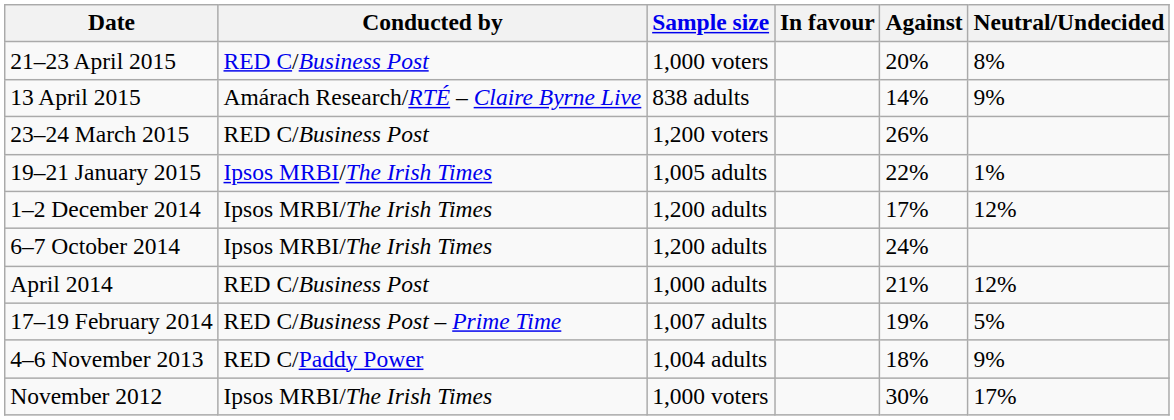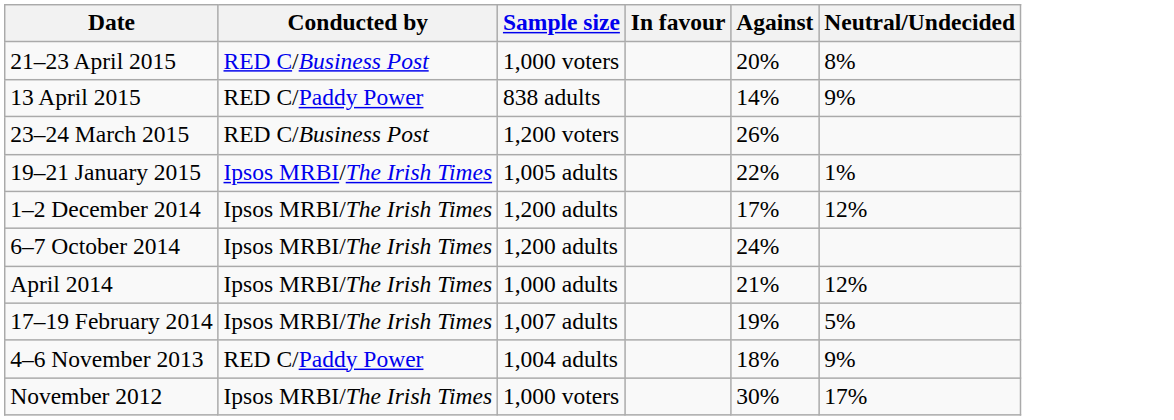(432, 97) Amárach Research/RTÉ – Claire Byrne Live -> (323, 97) RED C/Paddy Power
(326, 284) RED C/Business Post -> (358, 284) Ipsos MRBI/The Irish Times
(392, 321) RED C/Business Post – Prime Time -> (358, 321) Ipsos MRBI/The Irish Times
